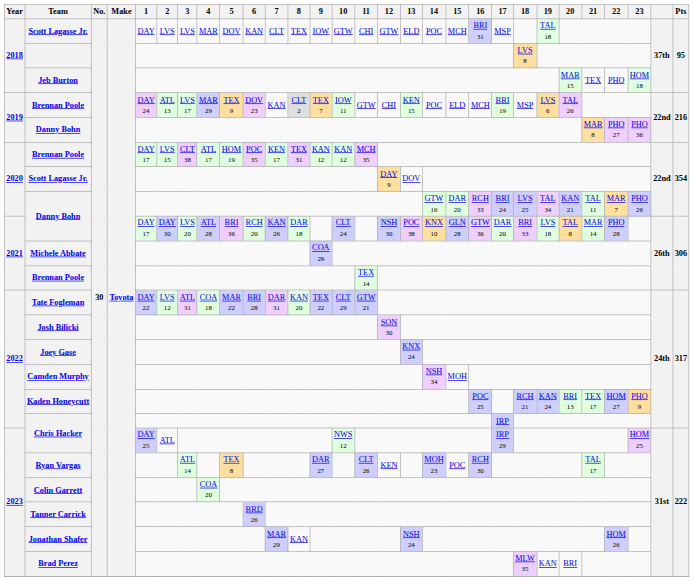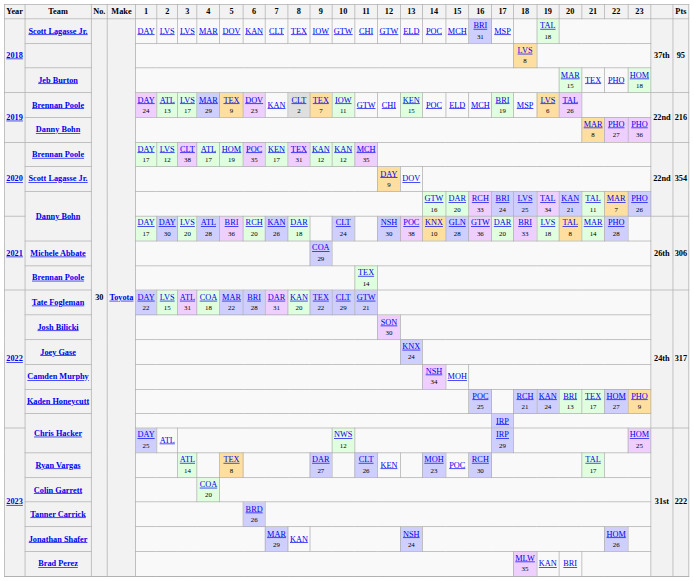(167, 154) LVS 15 -> (167, 154) LVS 12
(167, 302) LVS 12 -> (167, 302) LVS 15
